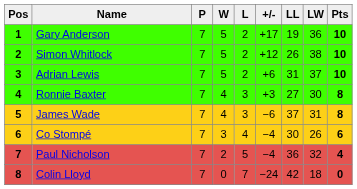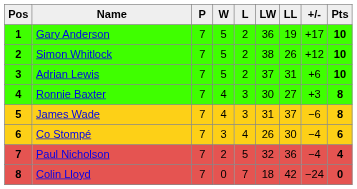columns swapped: (316, 14) <-> (269, 14)
